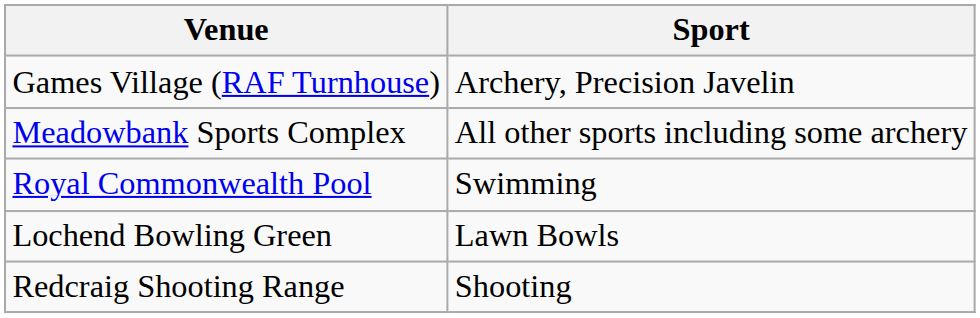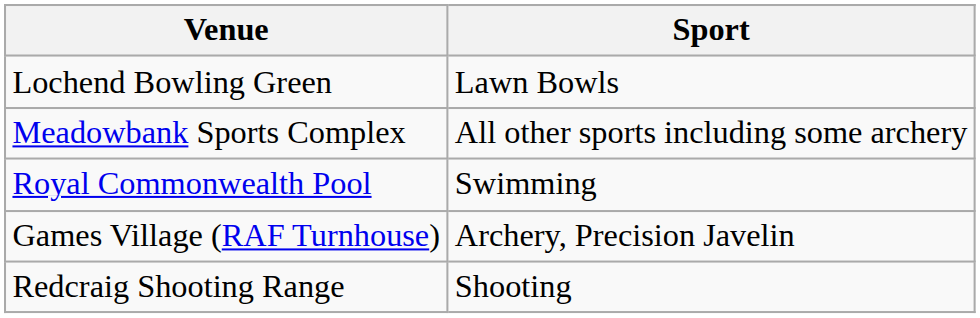rows swapped: (226, 81) <-> (172, 235)
